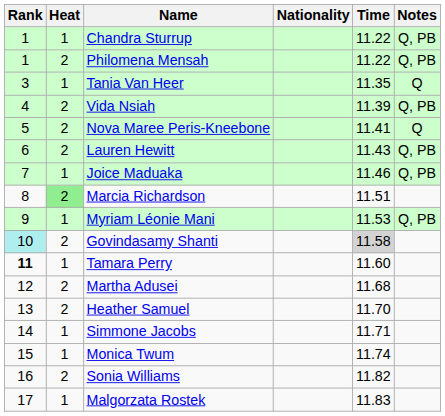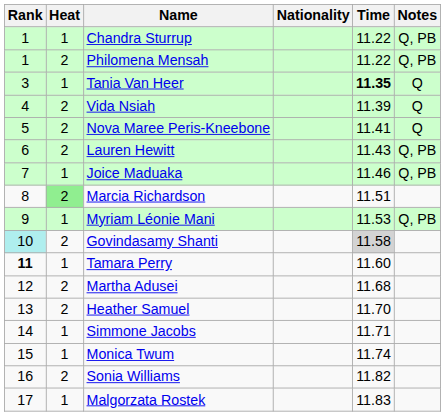(373, 83) normal -> (374, 83) bold
(417, 106) Q, PB -> (417, 106) Q
